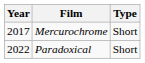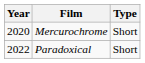(18, 31) 2017 -> (18, 31) 2020
